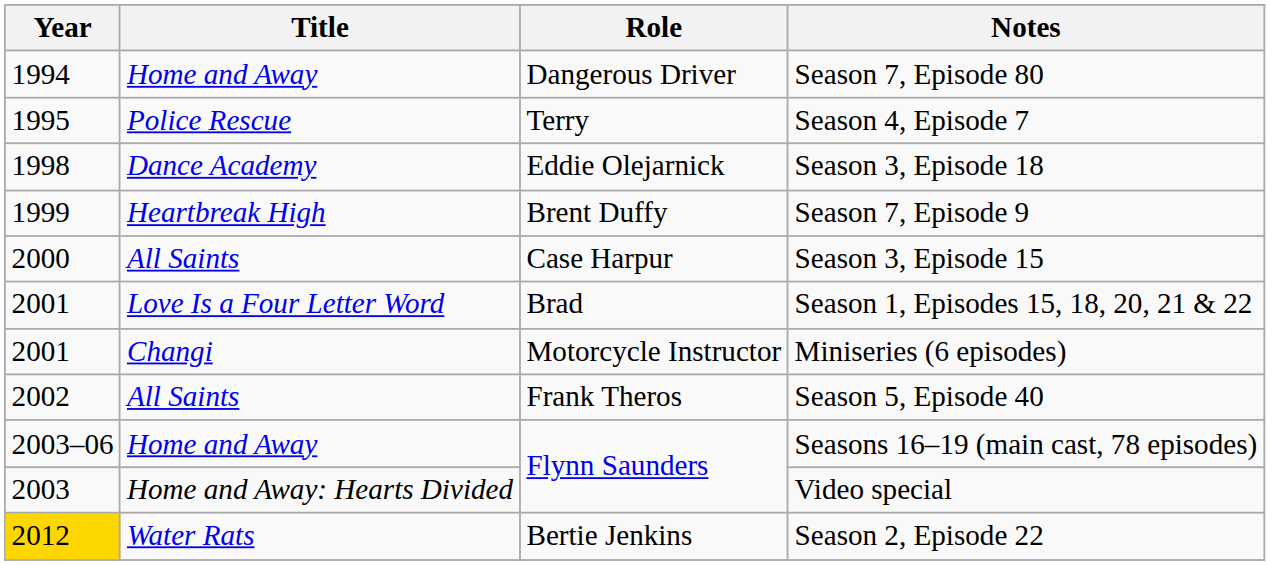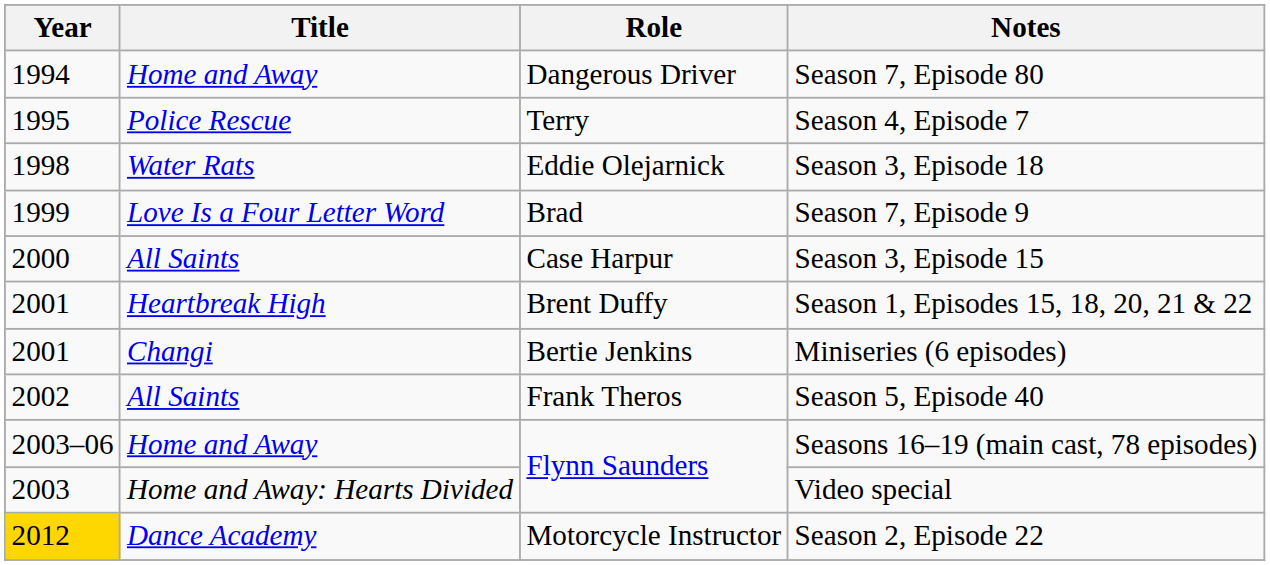(222, 166) Dance Academy -> (191, 166) Water Rats
(226, 212) Heartbreak High -> (286, 212) Love Is a Four Letter Word
(597, 212) Brent Duffy -> (555, 212) Brad
(286, 304) Love Is a Four Letter Word -> (226, 304) Heartbreak High
(555, 304) Brad -> (597, 304) Brent Duffy
(654, 350) Motorcycle Instructor -> (609, 350) Bertie Jenkins
(191, 535) Water Rats -> (222, 535) Dance Academy
(609, 535) Bertie Jenkins -> (654, 535) Motorcycle Instructor
